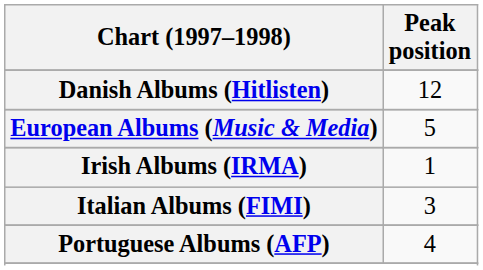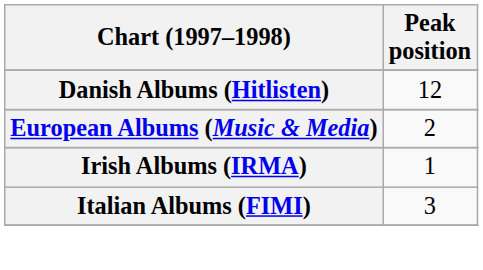(430, 128) 5 -> (430, 128) 2
- row: (194, 243)
